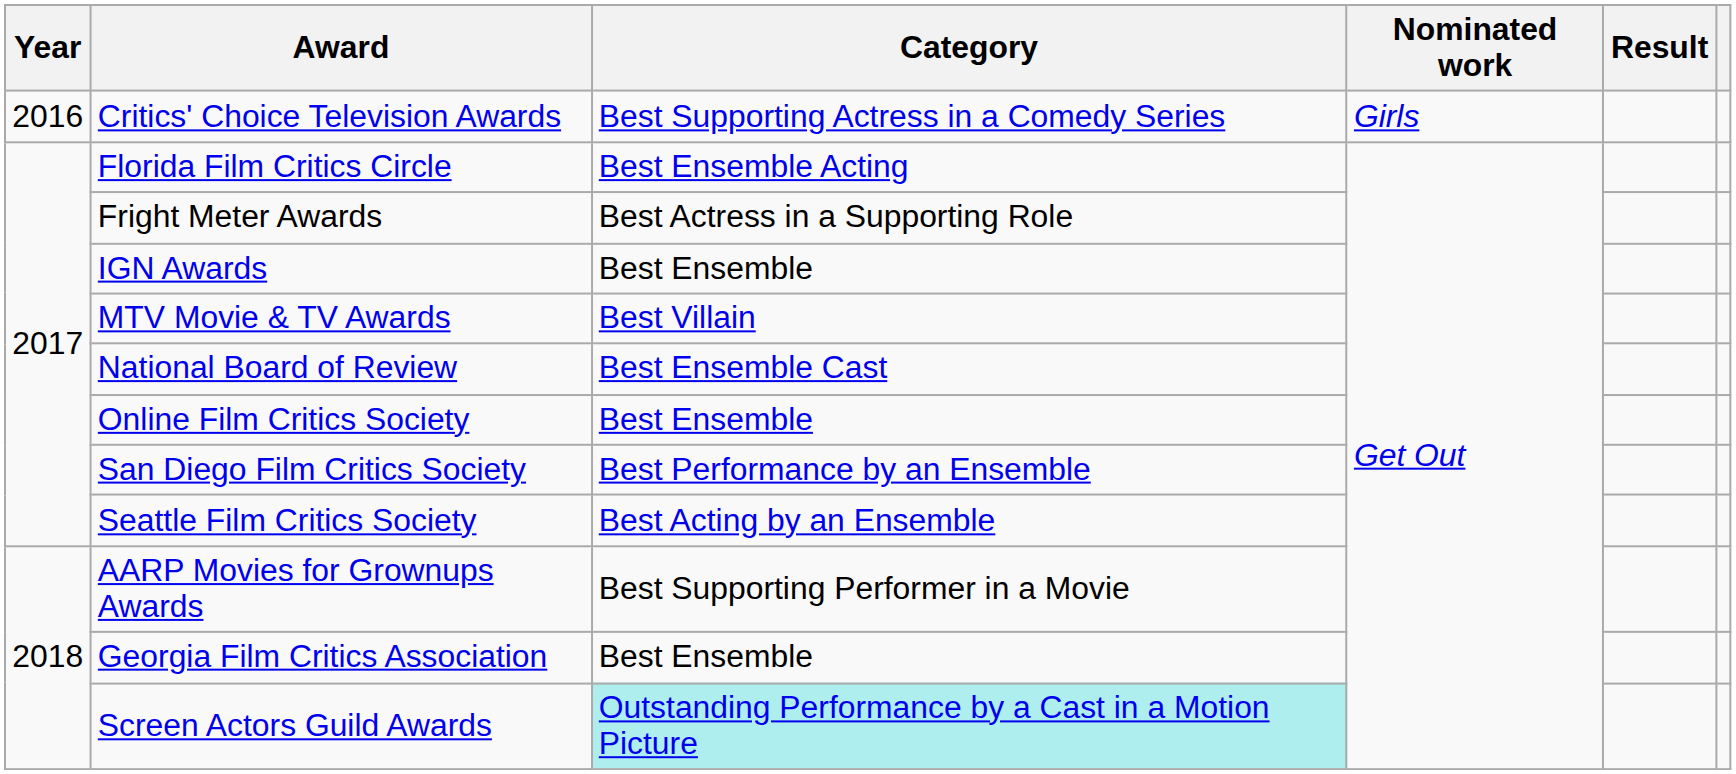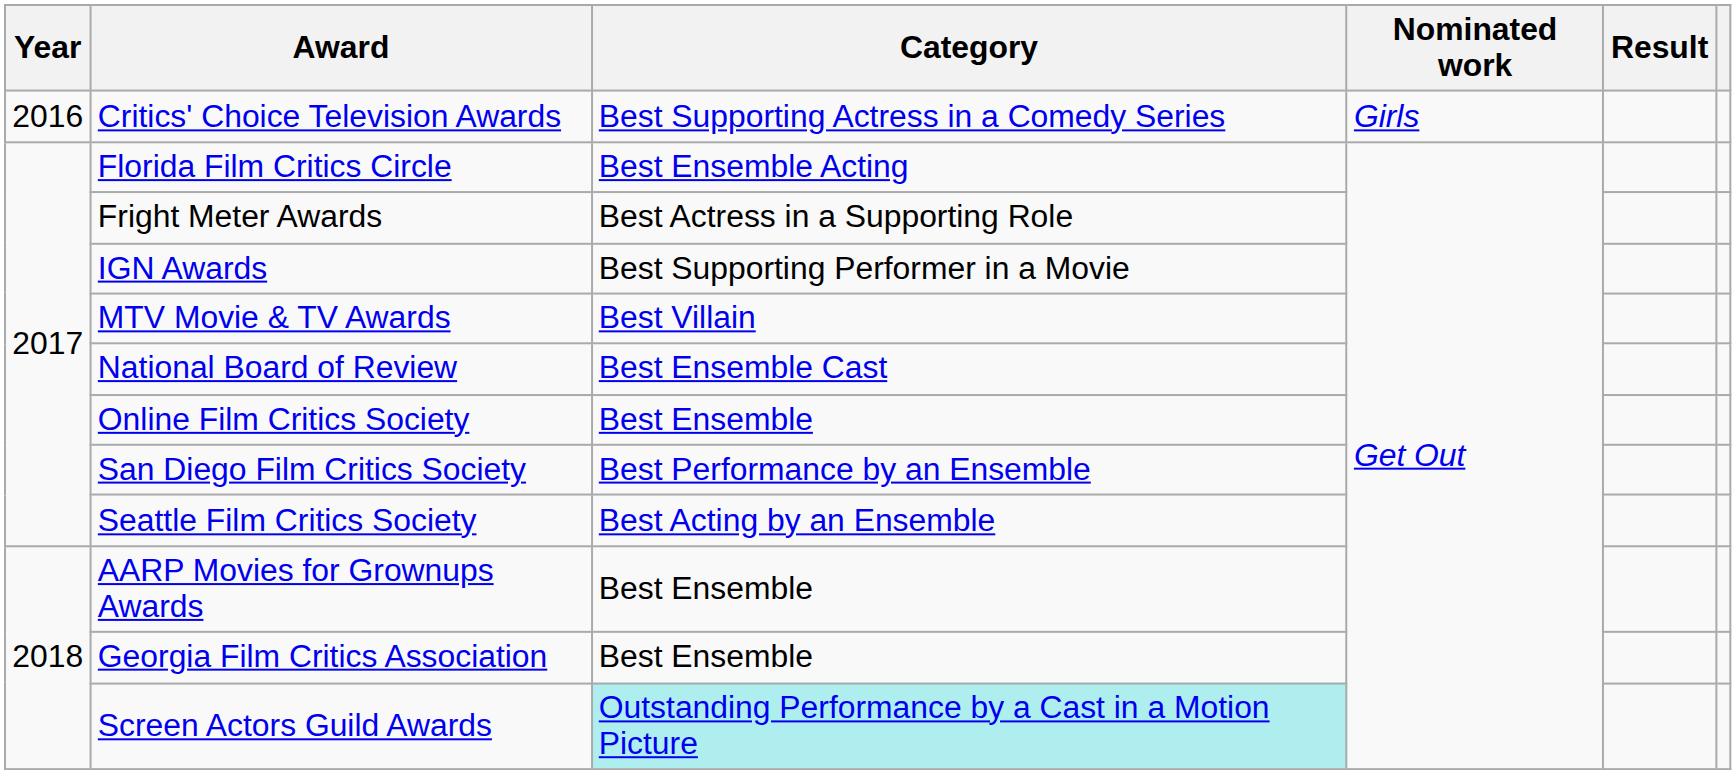(706, 267) Best Ensemble -> (864, 267) Best Supporting Performer in a Movie
(864, 588) Best Supporting Performer in a Movie -> (706, 588) Best Ensemble
